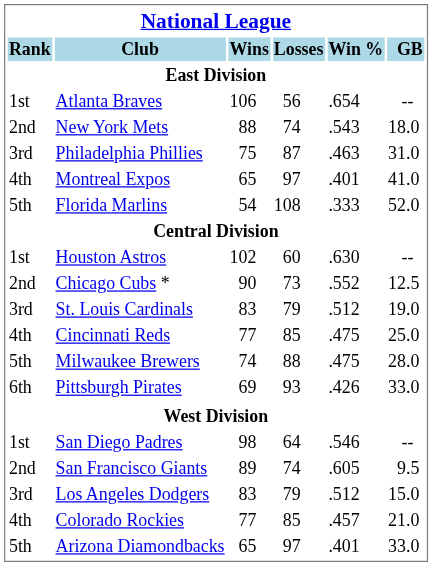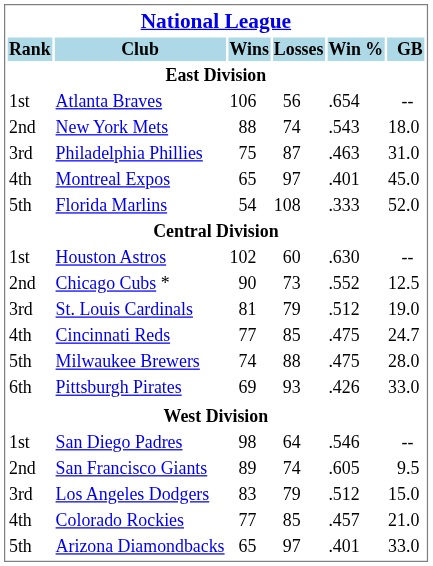(404, 179) 41.0 -> (404, 179) 45.0
(243, 309) 83 -> (243, 309) 81
(404, 335) 25.0 -> (404, 335) 24.7
